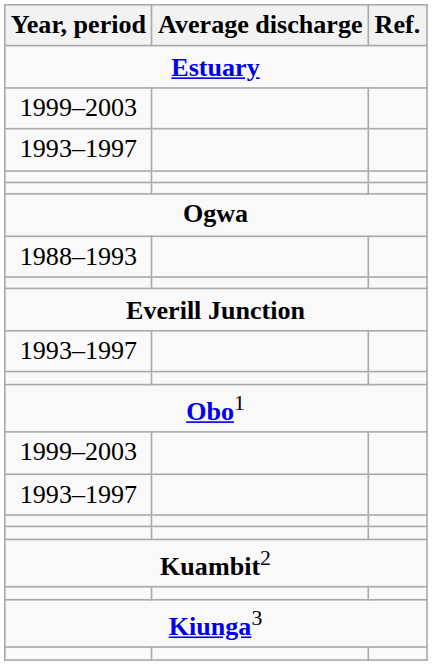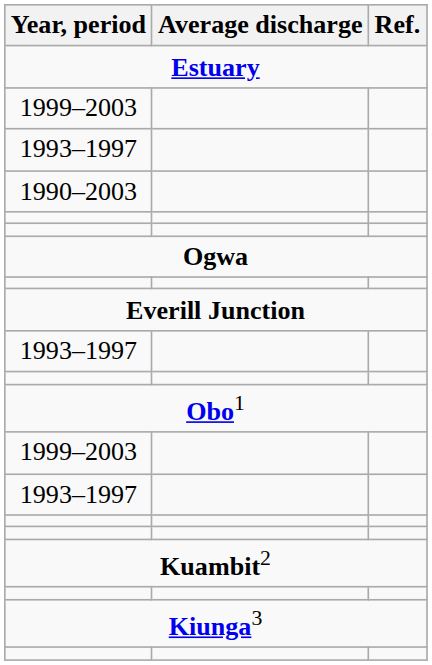+ row: (78, 190)
- row: (78, 256)
